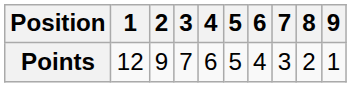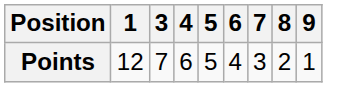- column: (161, 23)
